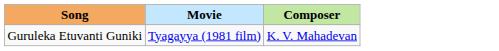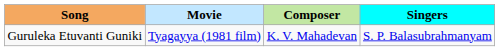+ column: (427, 14)
